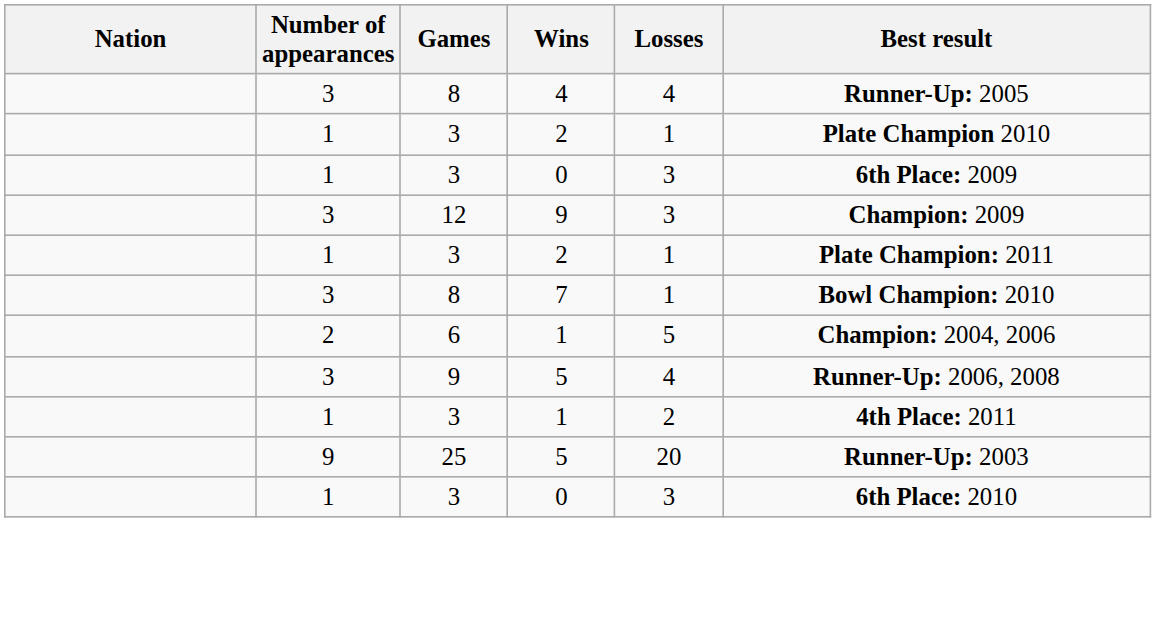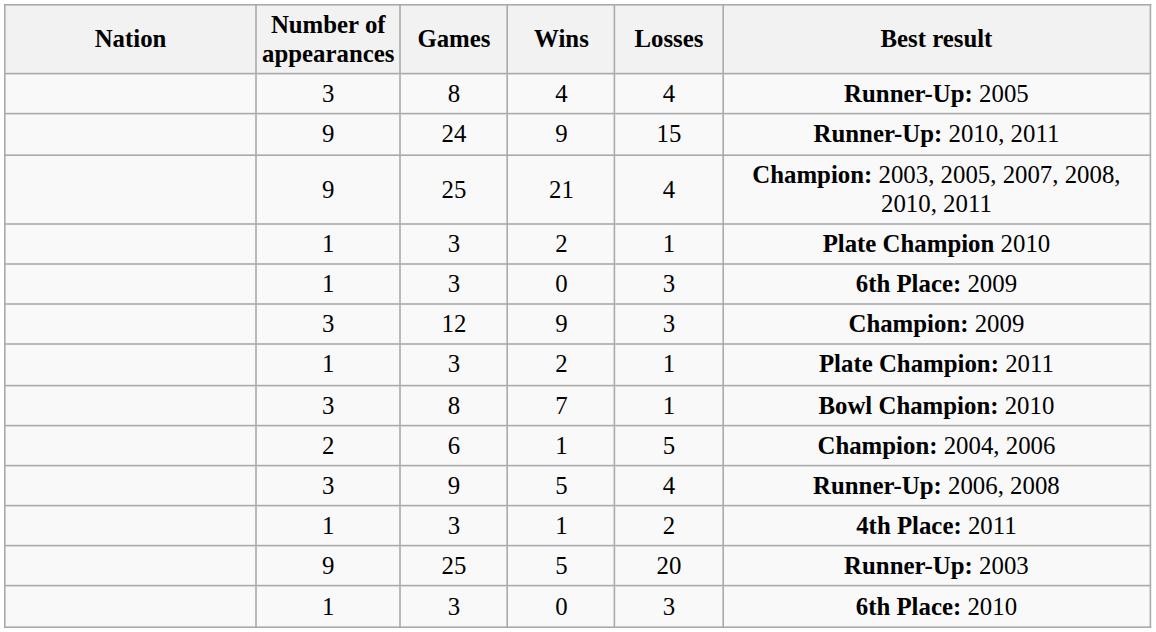+ row: (454, 133)
+ row: (454, 188)
